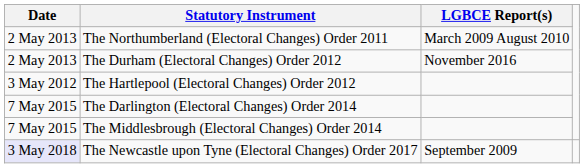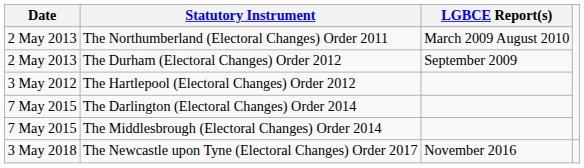(470, 60) November 2016 -> (471, 60) September 2009
(42, 151) lavender background -> (42, 151) no background
(471, 151) September 2009 -> (470, 151) November 2016
